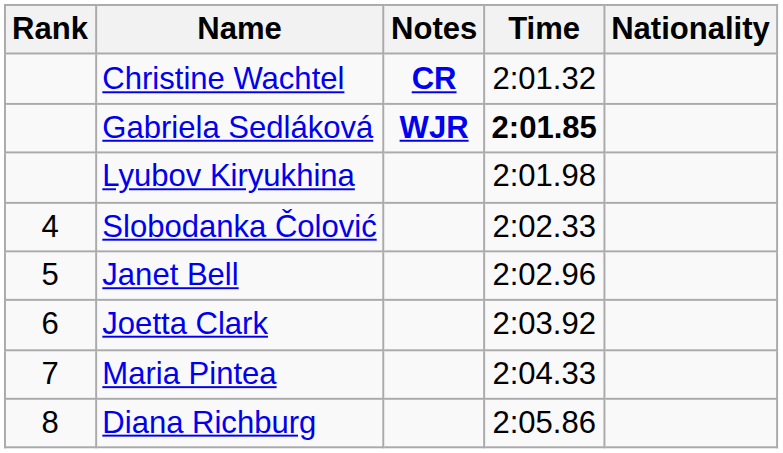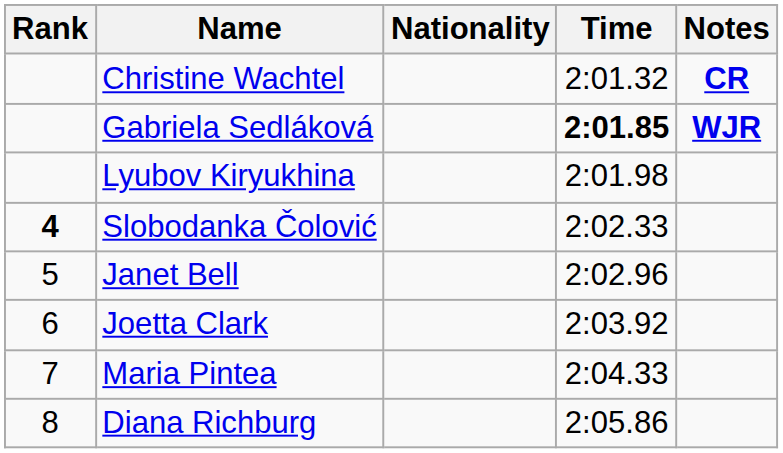columns swapped: (690, 29) <-> (434, 29)
(50, 226) normal -> (50, 226) bold
